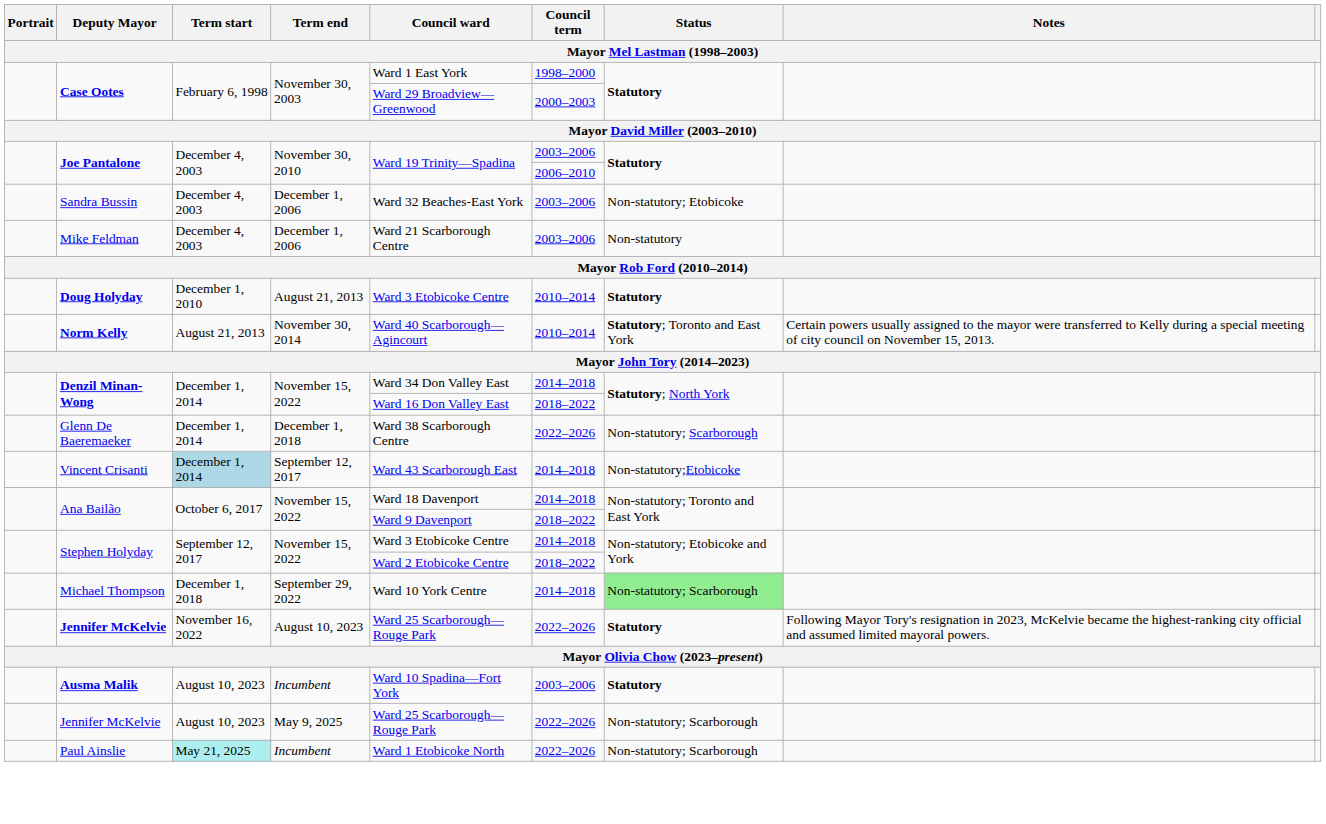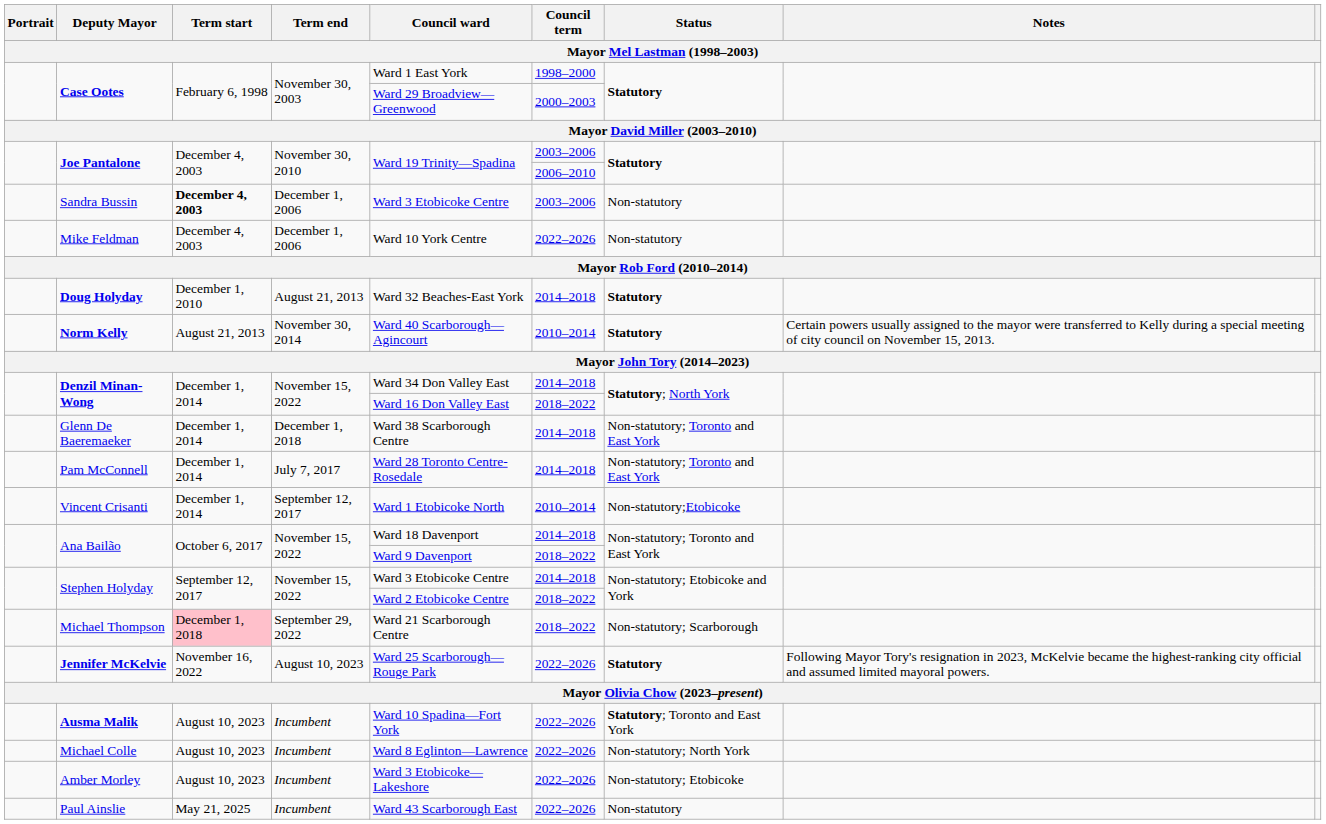(210, 202) normal -> (211, 202) bold
(448, 202) Ward 32 Beaches-East York -> (441, 202) Ward 3 Etobicoke Centre
(675, 202) Non-statutory; Etobicoke -> (645, 202) Non-statutory
(432, 238) Ward 21 Scarborough Centre -> (430, 238) Ward 10 York Centre
(565, 238) 2003–2006 -> (565, 238) 2022–2026
(441, 296) Ward 3 Etobicoke Centre -> (448, 296) Ward 32 Beaches-East York
(565, 296) 2010–2014 -> (565, 296) 2014–2018
(684, 332) Statutory; Toronto and East York -> (635, 332) Statutory
(565, 433) 2022–2026 -> (565, 433) 2014–2018
(683, 433) Non-statutory; Scarborough -> (681, 433) Non-statutory; Toronto and East York
+ row: (104, 469)
(210, 469) lightblue background -> (210, 506) no background
(445, 469) Ward 43 Scarborough East -> (439, 506) Ward 1 Etobicoke North
(565, 469) 2014–2018 -> (565, 506) 2010–2014
(210, 591) no background -> (210, 627) pink background
(430, 591) Ward 10 York Centre -> (432, 627) Ward 21 Scarborough Centre
(565, 591) 2014–2018 -> (565, 627) 2018–2022
(683, 591) lightgreen background -> (683, 627) no background
(565, 685) 2003–2006 -> (565, 721) 2022–2026
(635, 685) Statutory -> (684, 721) Statutory; Toronto and East York
- row: (110, 721)
+ row: (98, 750)
+ row: (100, 779)
(213, 750) paleturquoise background -> (213, 808) no background
(439, 750) Ward 1 Etobicoke North -> (445, 808) Ward 43 Scarborough East
(683, 750) Non-statutory; Scarborough -> (645, 808) Non-statutory
